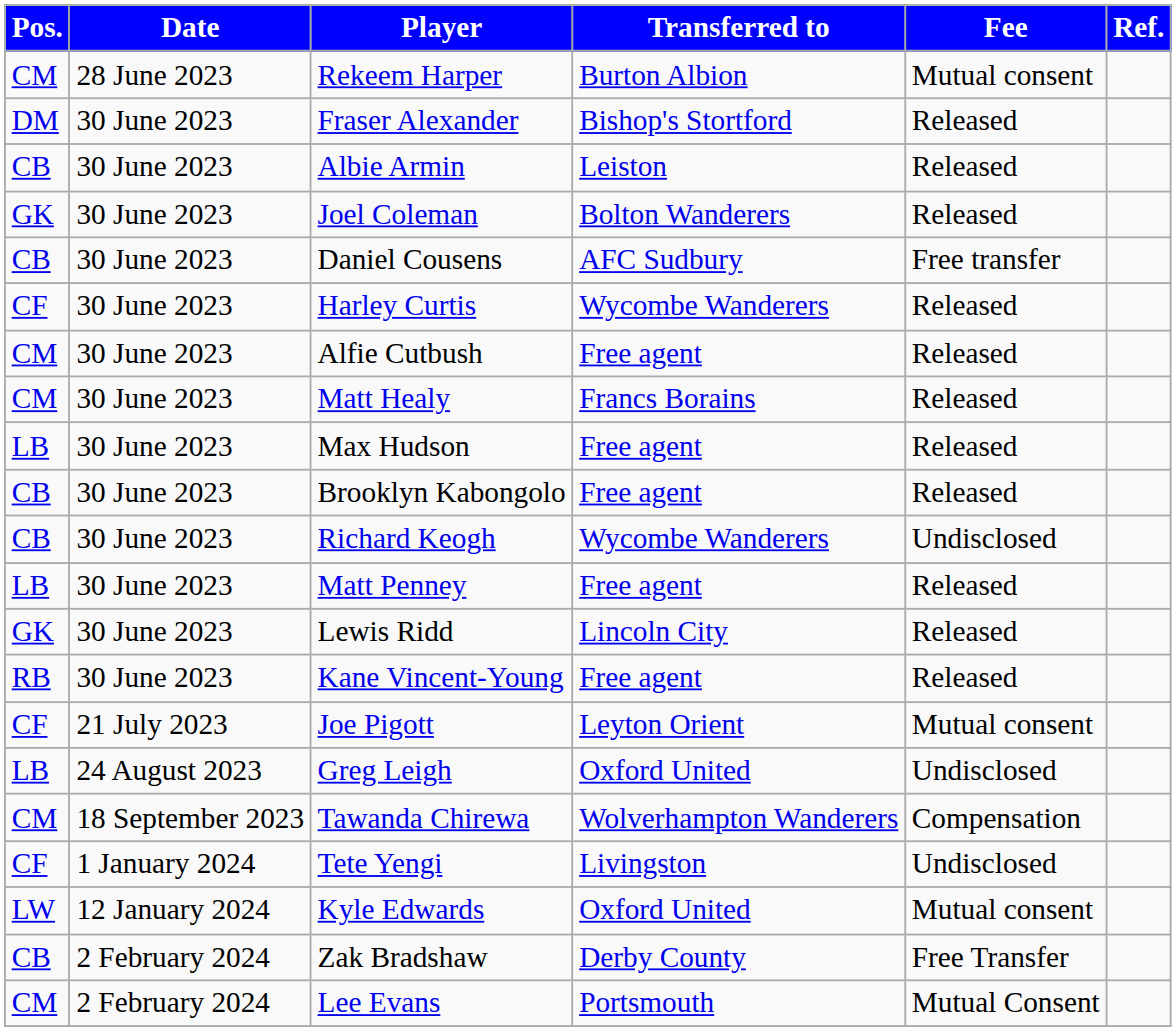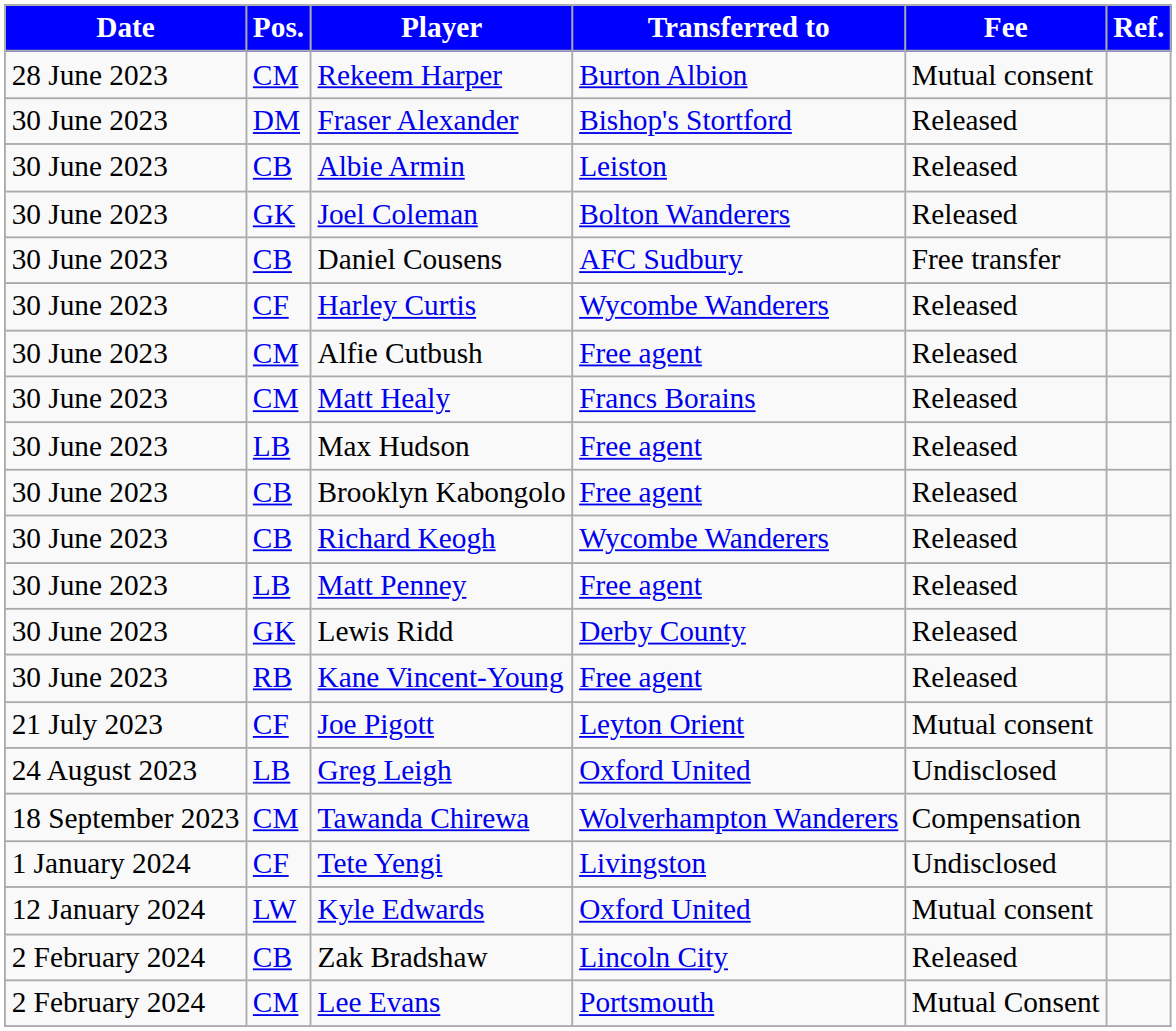columns swapped: (190, 27) <-> (37, 27)
(984, 538) Undisclosed -> (965, 538) Released
(654, 631) Lincoln City -> (662, 631) Derby County
(662, 956) Derby County -> (654, 956) Lincoln City
(990, 956) Free Transfer -> (965, 956) Released
